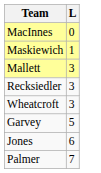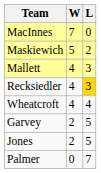+ column: (74, 13)
(72, 50) 1 -> (88, 50) 2
(72, 86) no background -> (88, 86) gold background
(72, 104) 3 -> (88, 104) 4
(72, 141) 6 -> (88, 141) 5
